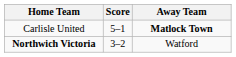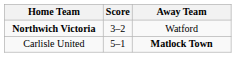rows swapped: (54, 28) <-> (54, 44)
